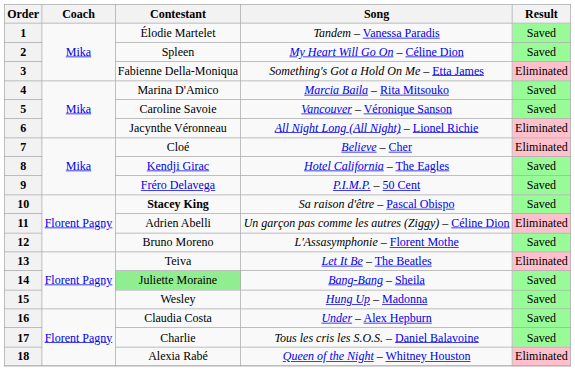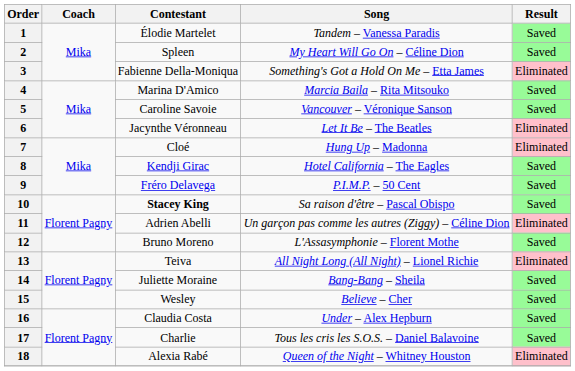(377, 128) All Night Long (All Night) – Lionel Richie -> (377, 128) Let It Be – The Beatles
(377, 147) Believe – Cher -> (377, 147) Hung Up – Madonna
(377, 261) Let It Be – The Beatles -> (377, 261) All Night Long (All Night) – Lionel Richie
(178, 280) lightgreen background -> (178, 280) no background
(377, 299) Hung Up – Madonna -> (377, 299) Believe – Cher
